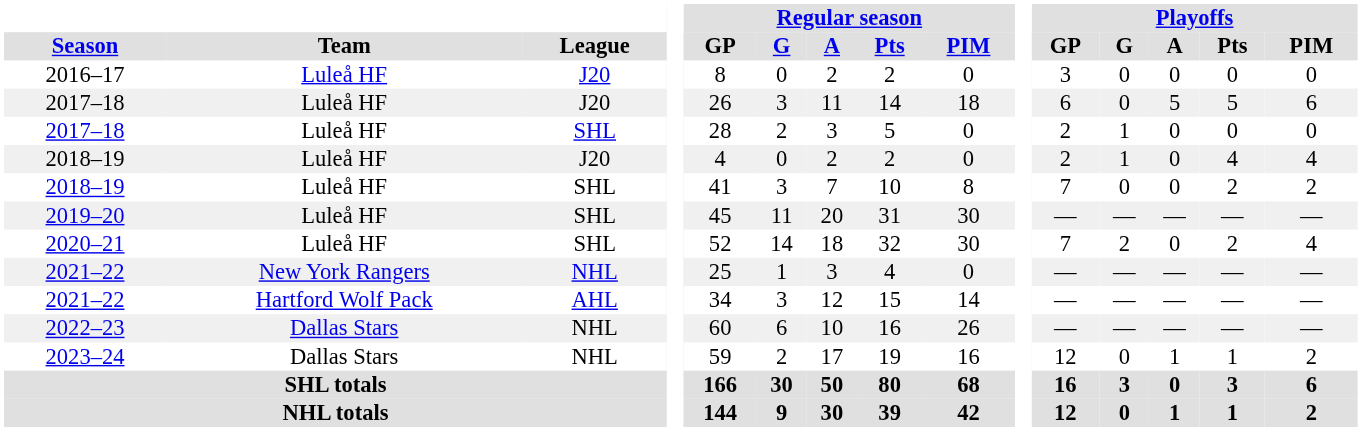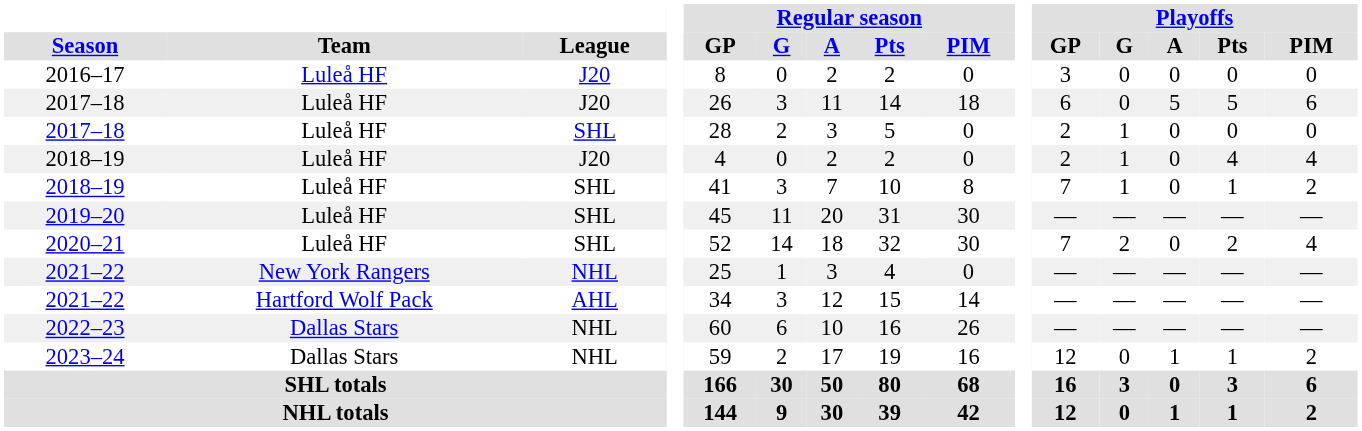(1124, 187) 0 -> (1124, 187) 1
(1232, 187) 2 -> (1232, 187) 1
